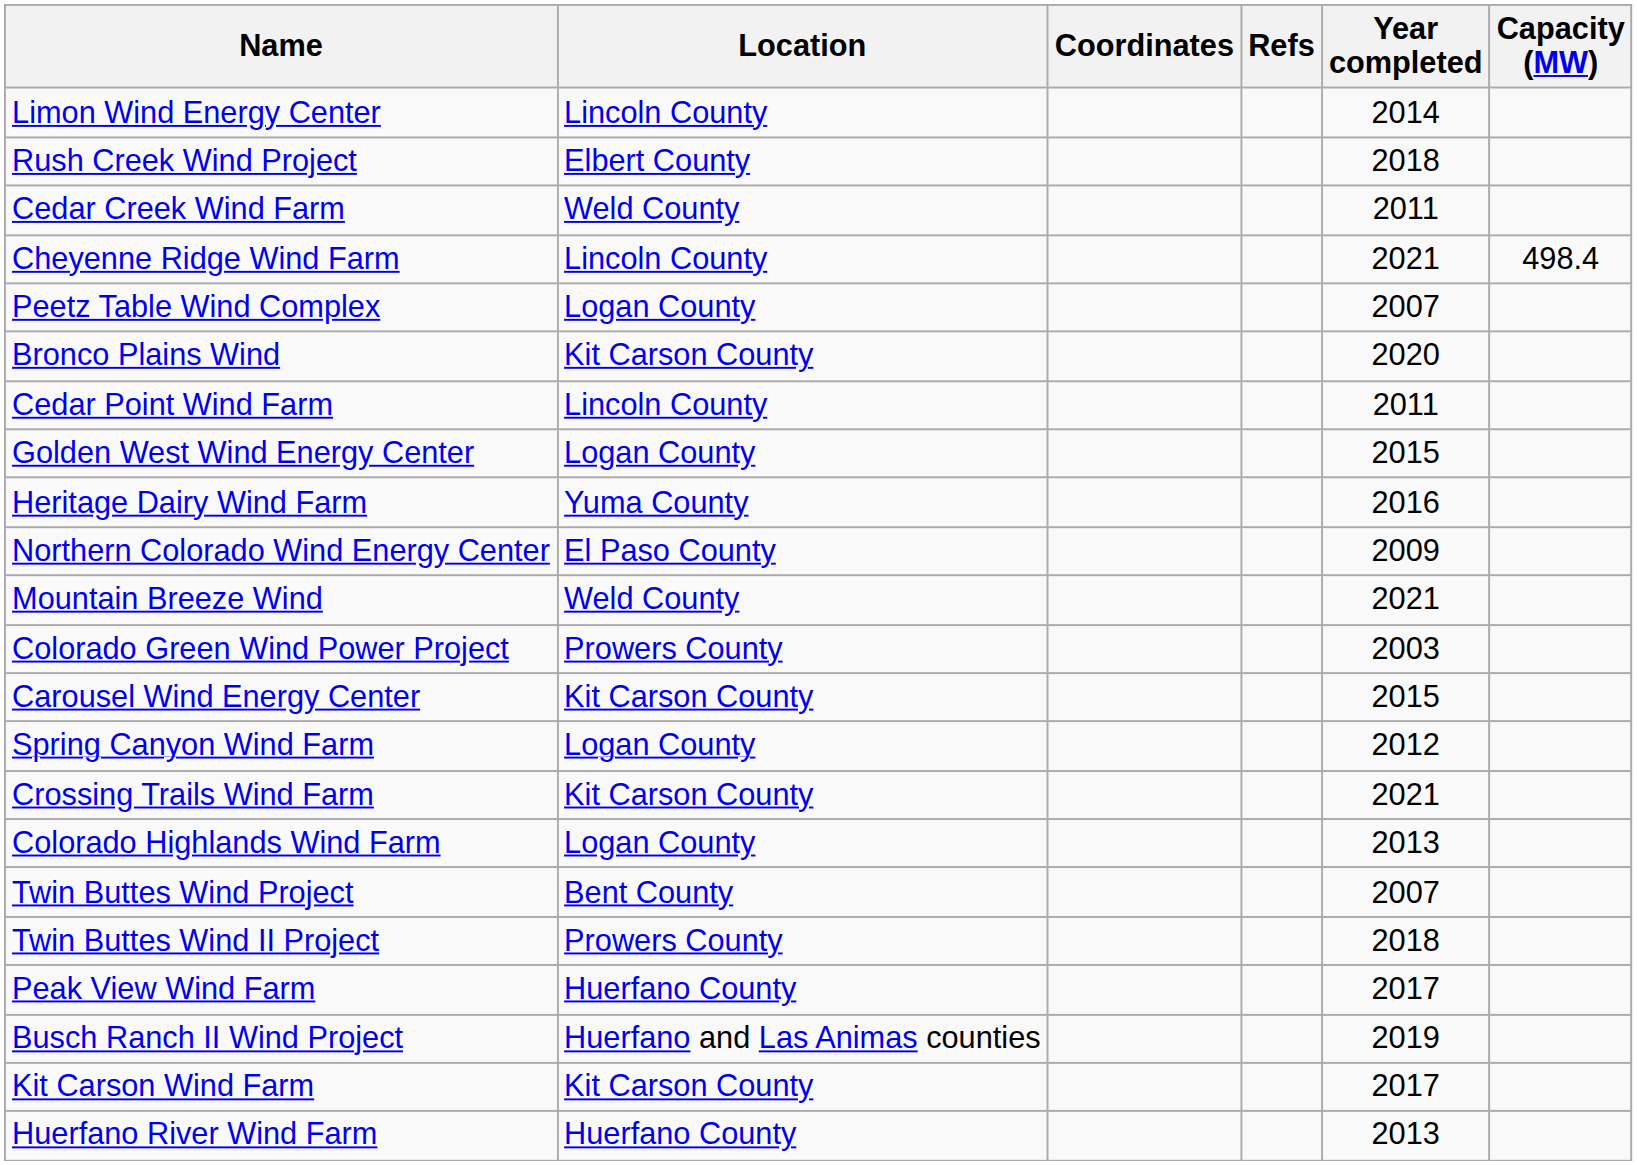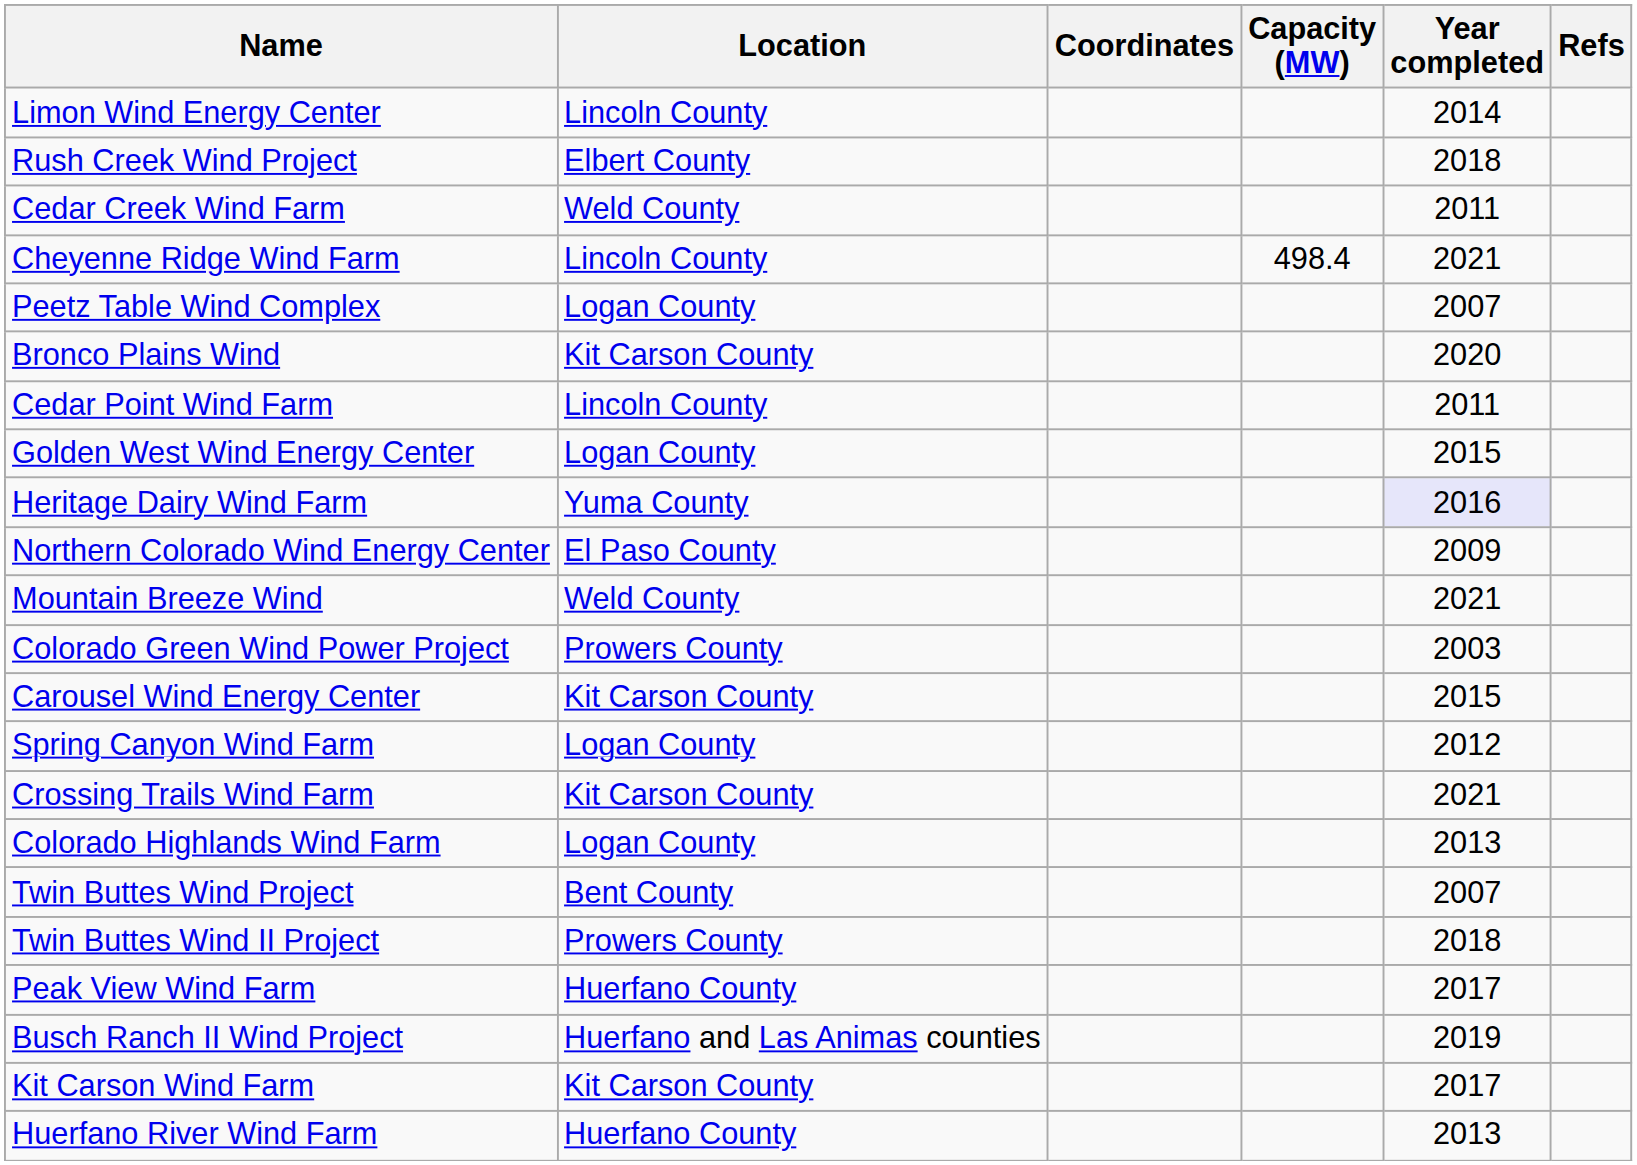columns swapped: (1561, 46) <-> (1281, 46)
(1406, 501) no background -> (1467, 501) lavender background
